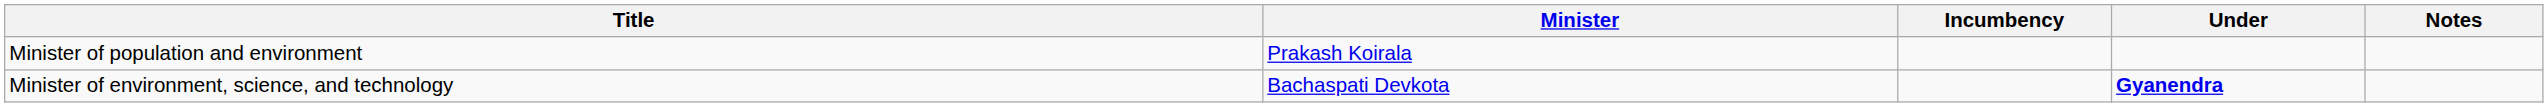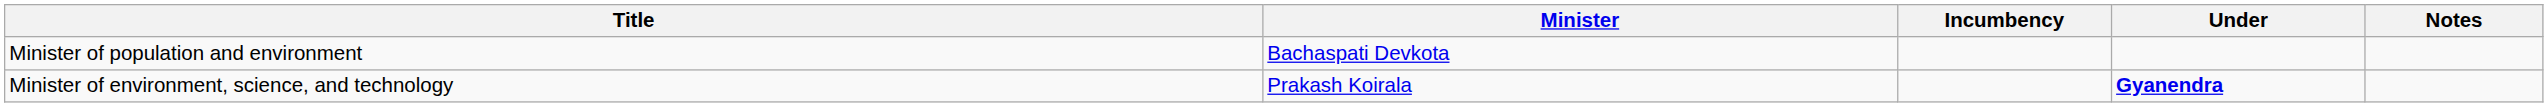(1340, 53) Prakash Koirala -> (1358, 53) Bachaspati Devkota
(1358, 85) Bachaspati Devkota -> (1340, 85) Prakash Koirala
